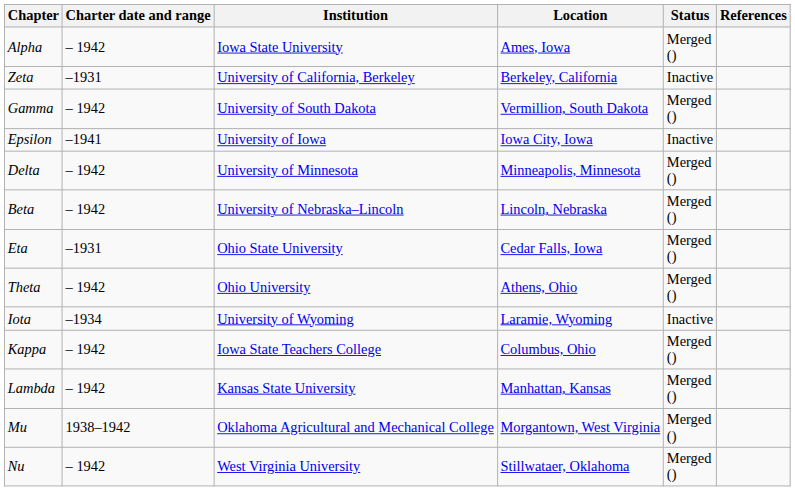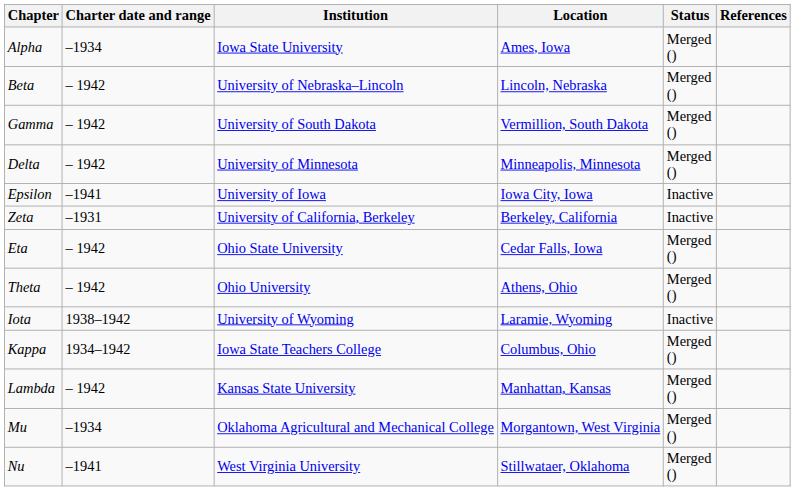(85, 46) – 1942 -> (84, 46) –1934
rows swapped: (21, 209) <-> (21, 77)
rows swapped: (24, 170) <-> (30, 139)
(84, 248) –1931 -> (85, 248) – 1942
(84, 318) –1934 -> (98, 318) 1938–1942
(85, 349) – 1942 -> (98, 349) 1934–1942
(98, 427) 1938–1942 -> (84, 427) –1934
(85, 466) – 1942 -> (84, 466) –1941
